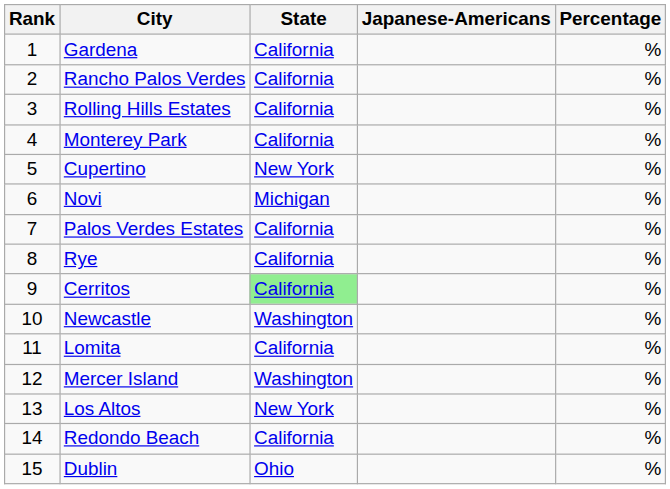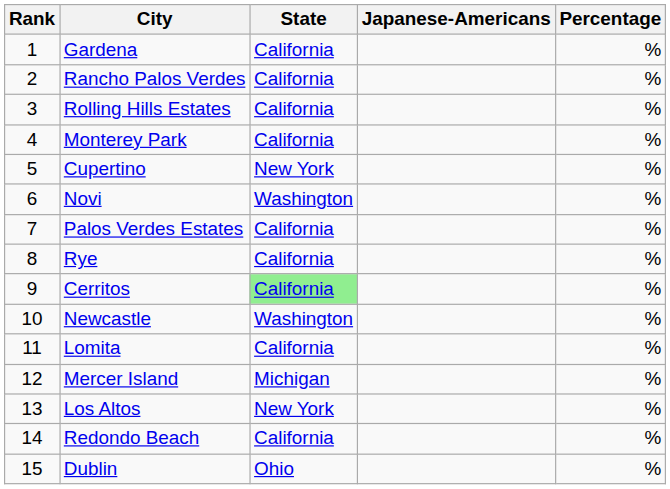(292, 199) Michigan -> (304, 199) Washington
(304, 378) Washington -> (292, 378) Michigan
